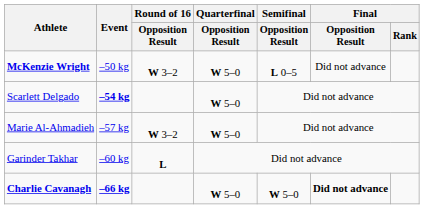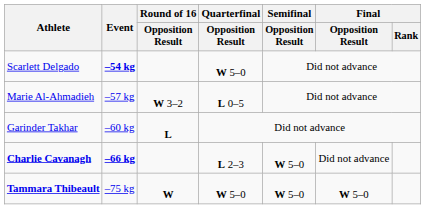- row: (48, 66)
(225, 134) W 5–0 -> (231, 103) L 0–5
(225, 195) W 5–0 -> (231, 164) L 2–3
(351, 189) bold -> (354, 158) normal
+ row: (53, 189)
